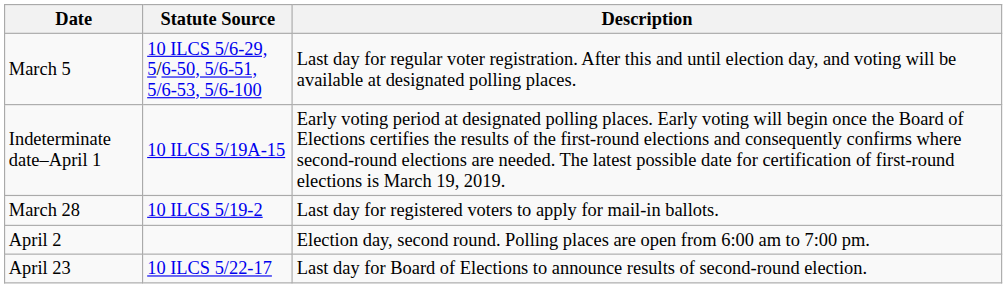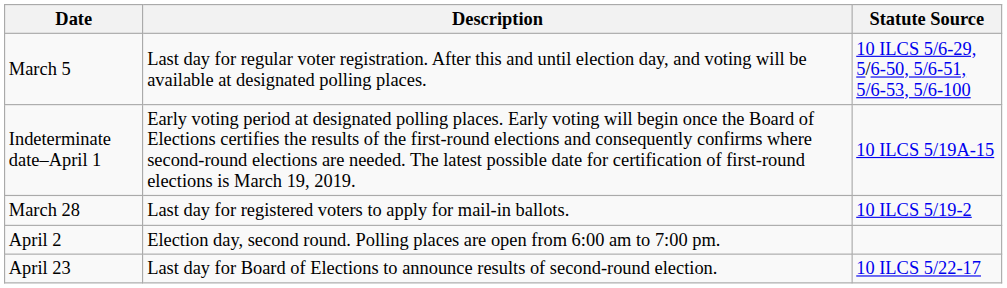columns swapped: (647, 19) <-> (218, 19)
